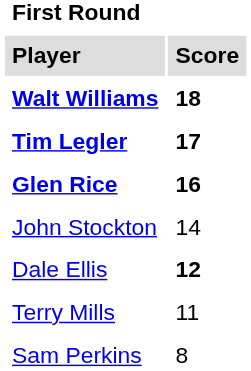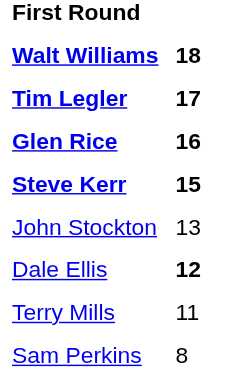- row: (46, 55)
+ row: (69, 184)
(188, 227) 14 -> (188, 227) 13
